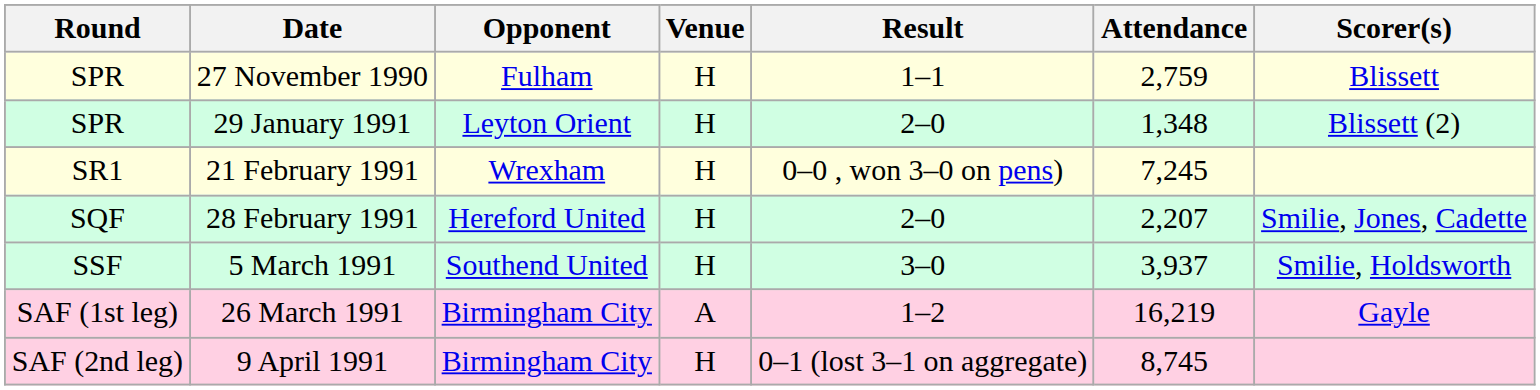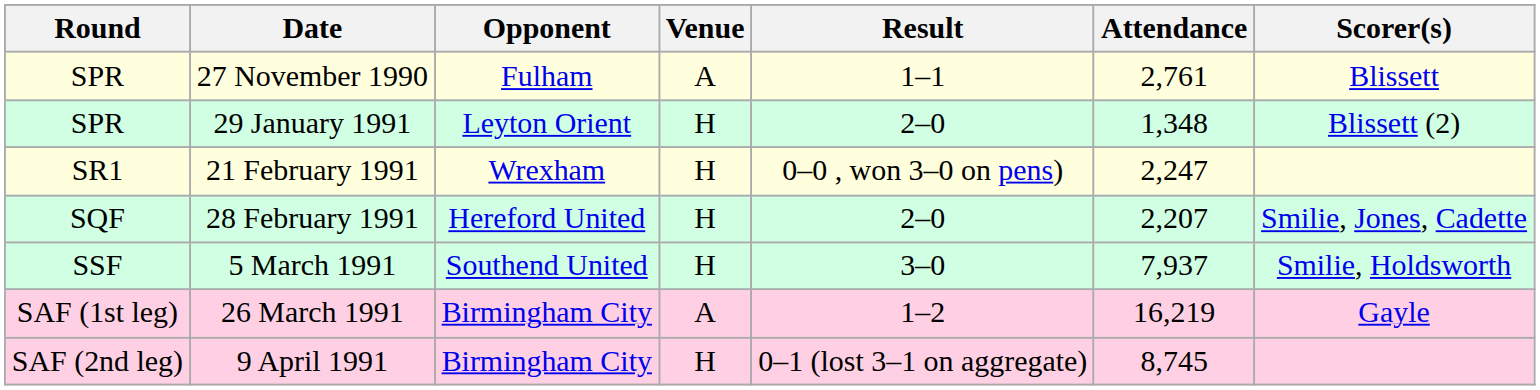(705, 75) H -> (705, 75) A
(1174, 75) 2,759 -> (1174, 75) 2,761
(1174, 170) 7,245 -> (1174, 170) 2,247
(1174, 265) 3,937 -> (1174, 265) 7,937
